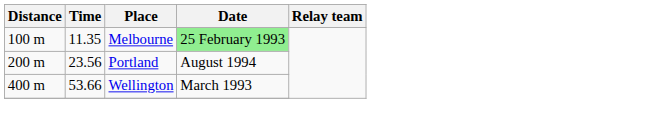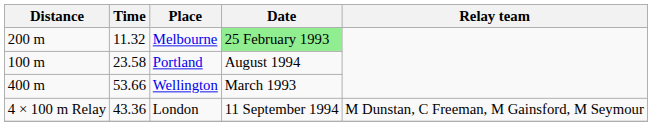(26, 39) 100 m -> (26, 39) 200 m
(85, 39) 11.35 -> (129, 39) 11.32
(26, 62) 200 m -> (26, 62) 100 m
(85, 62) 23.56 -> (129, 62) 23.58
+ row: (176, 109)
